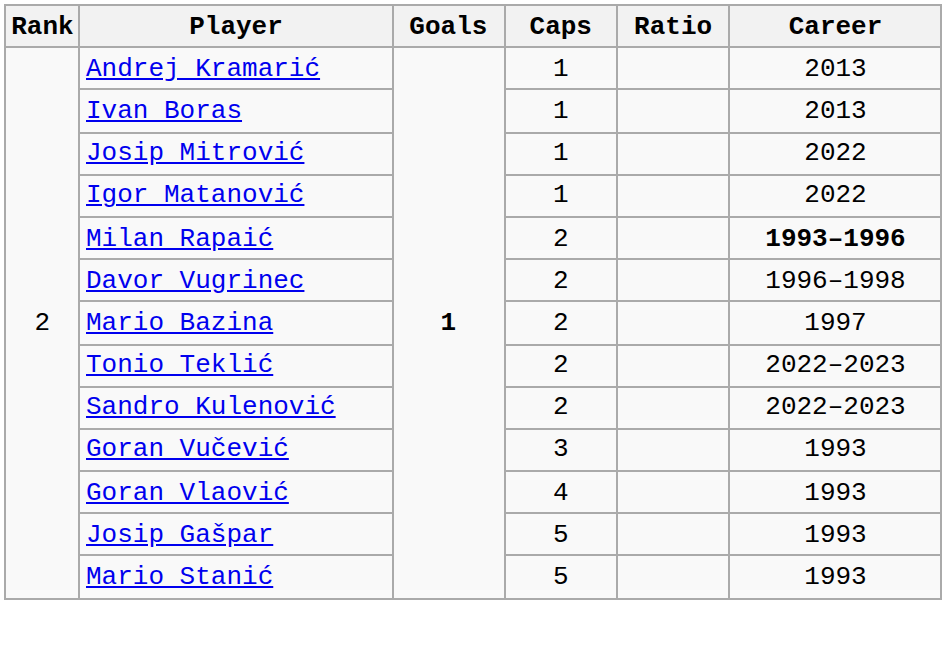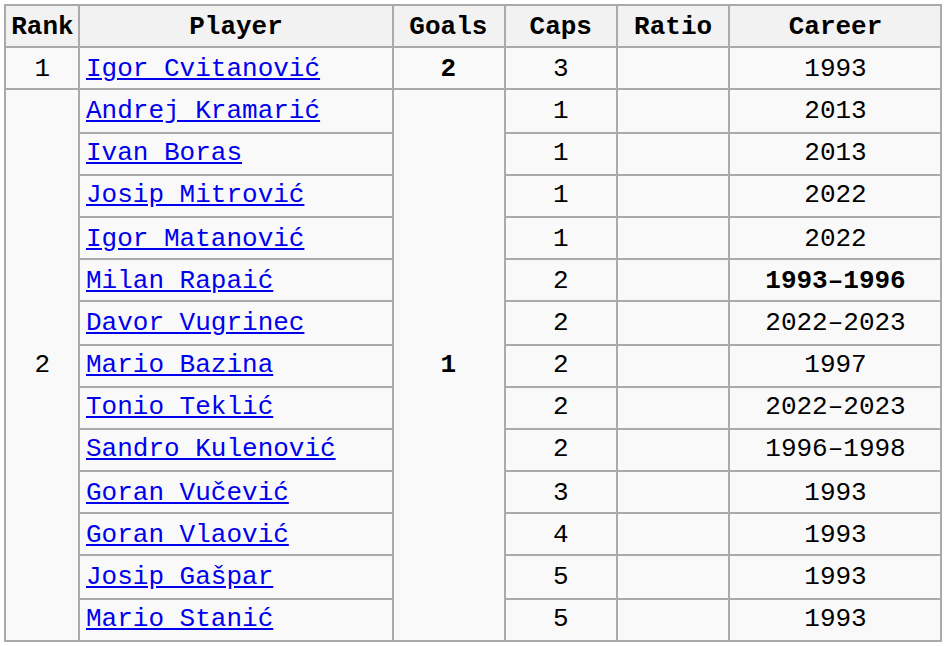+ row: (203, 69)
(836, 280) 1996–1998 -> (836, 323) 2022–2023
(836, 408) 2022–2023 -> (836, 450) 1996–1998
